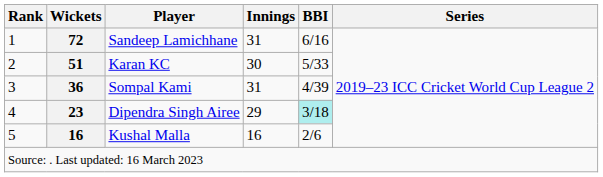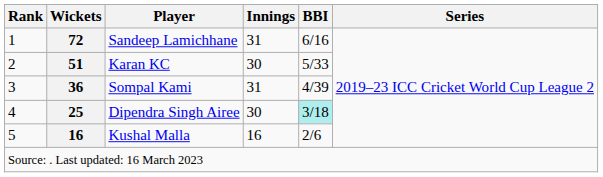(76, 111) 23 -> (76, 111) 25
(254, 111) 29 -> (254, 111) 30
